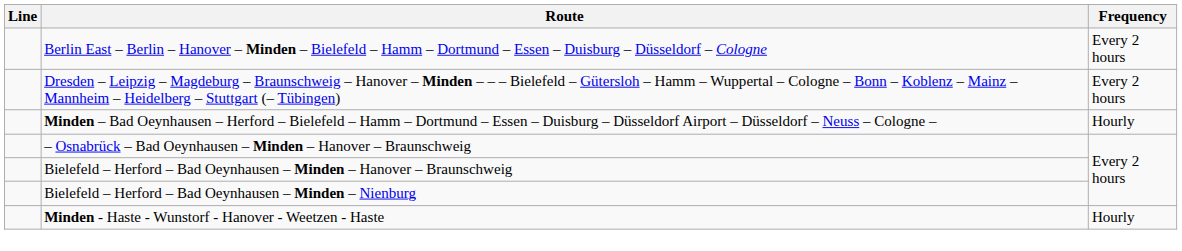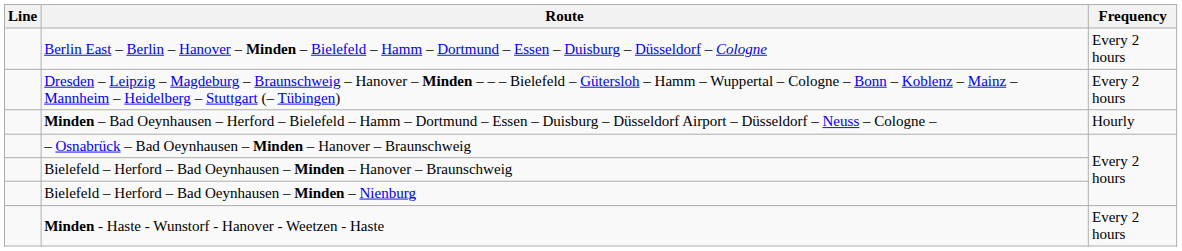(1113, 217) Hourly -> (1116, 225) Every 2 hours
